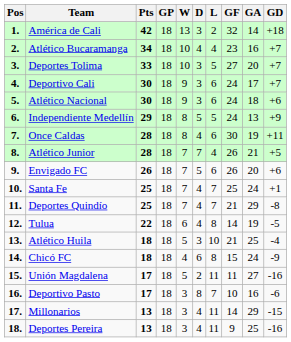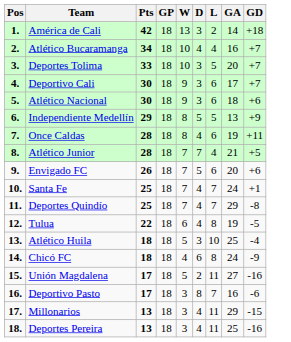- column: (232, 13)
